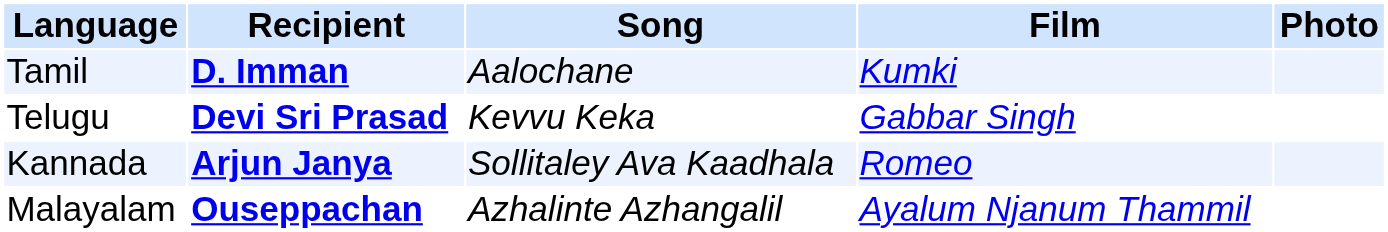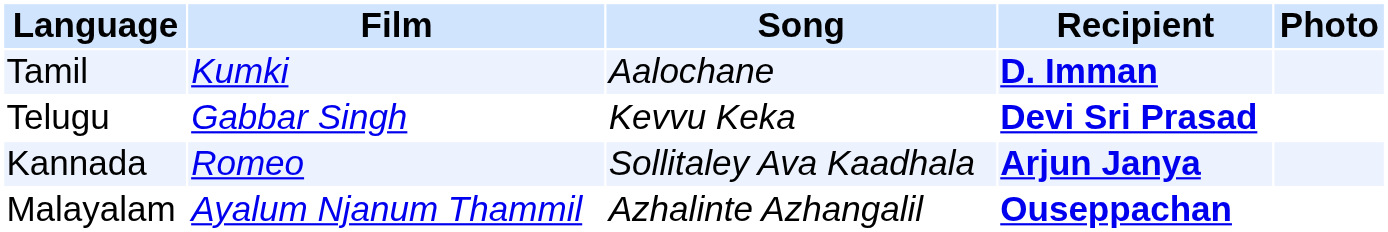columns swapped: (326, 25) <-> (1065, 25)
